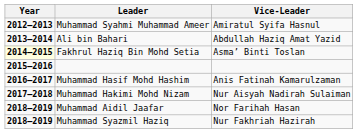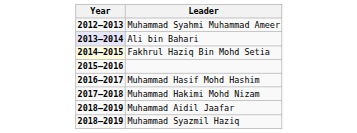- column: (282, 11)
(30, 39) no background -> (100, 39) lavender background
